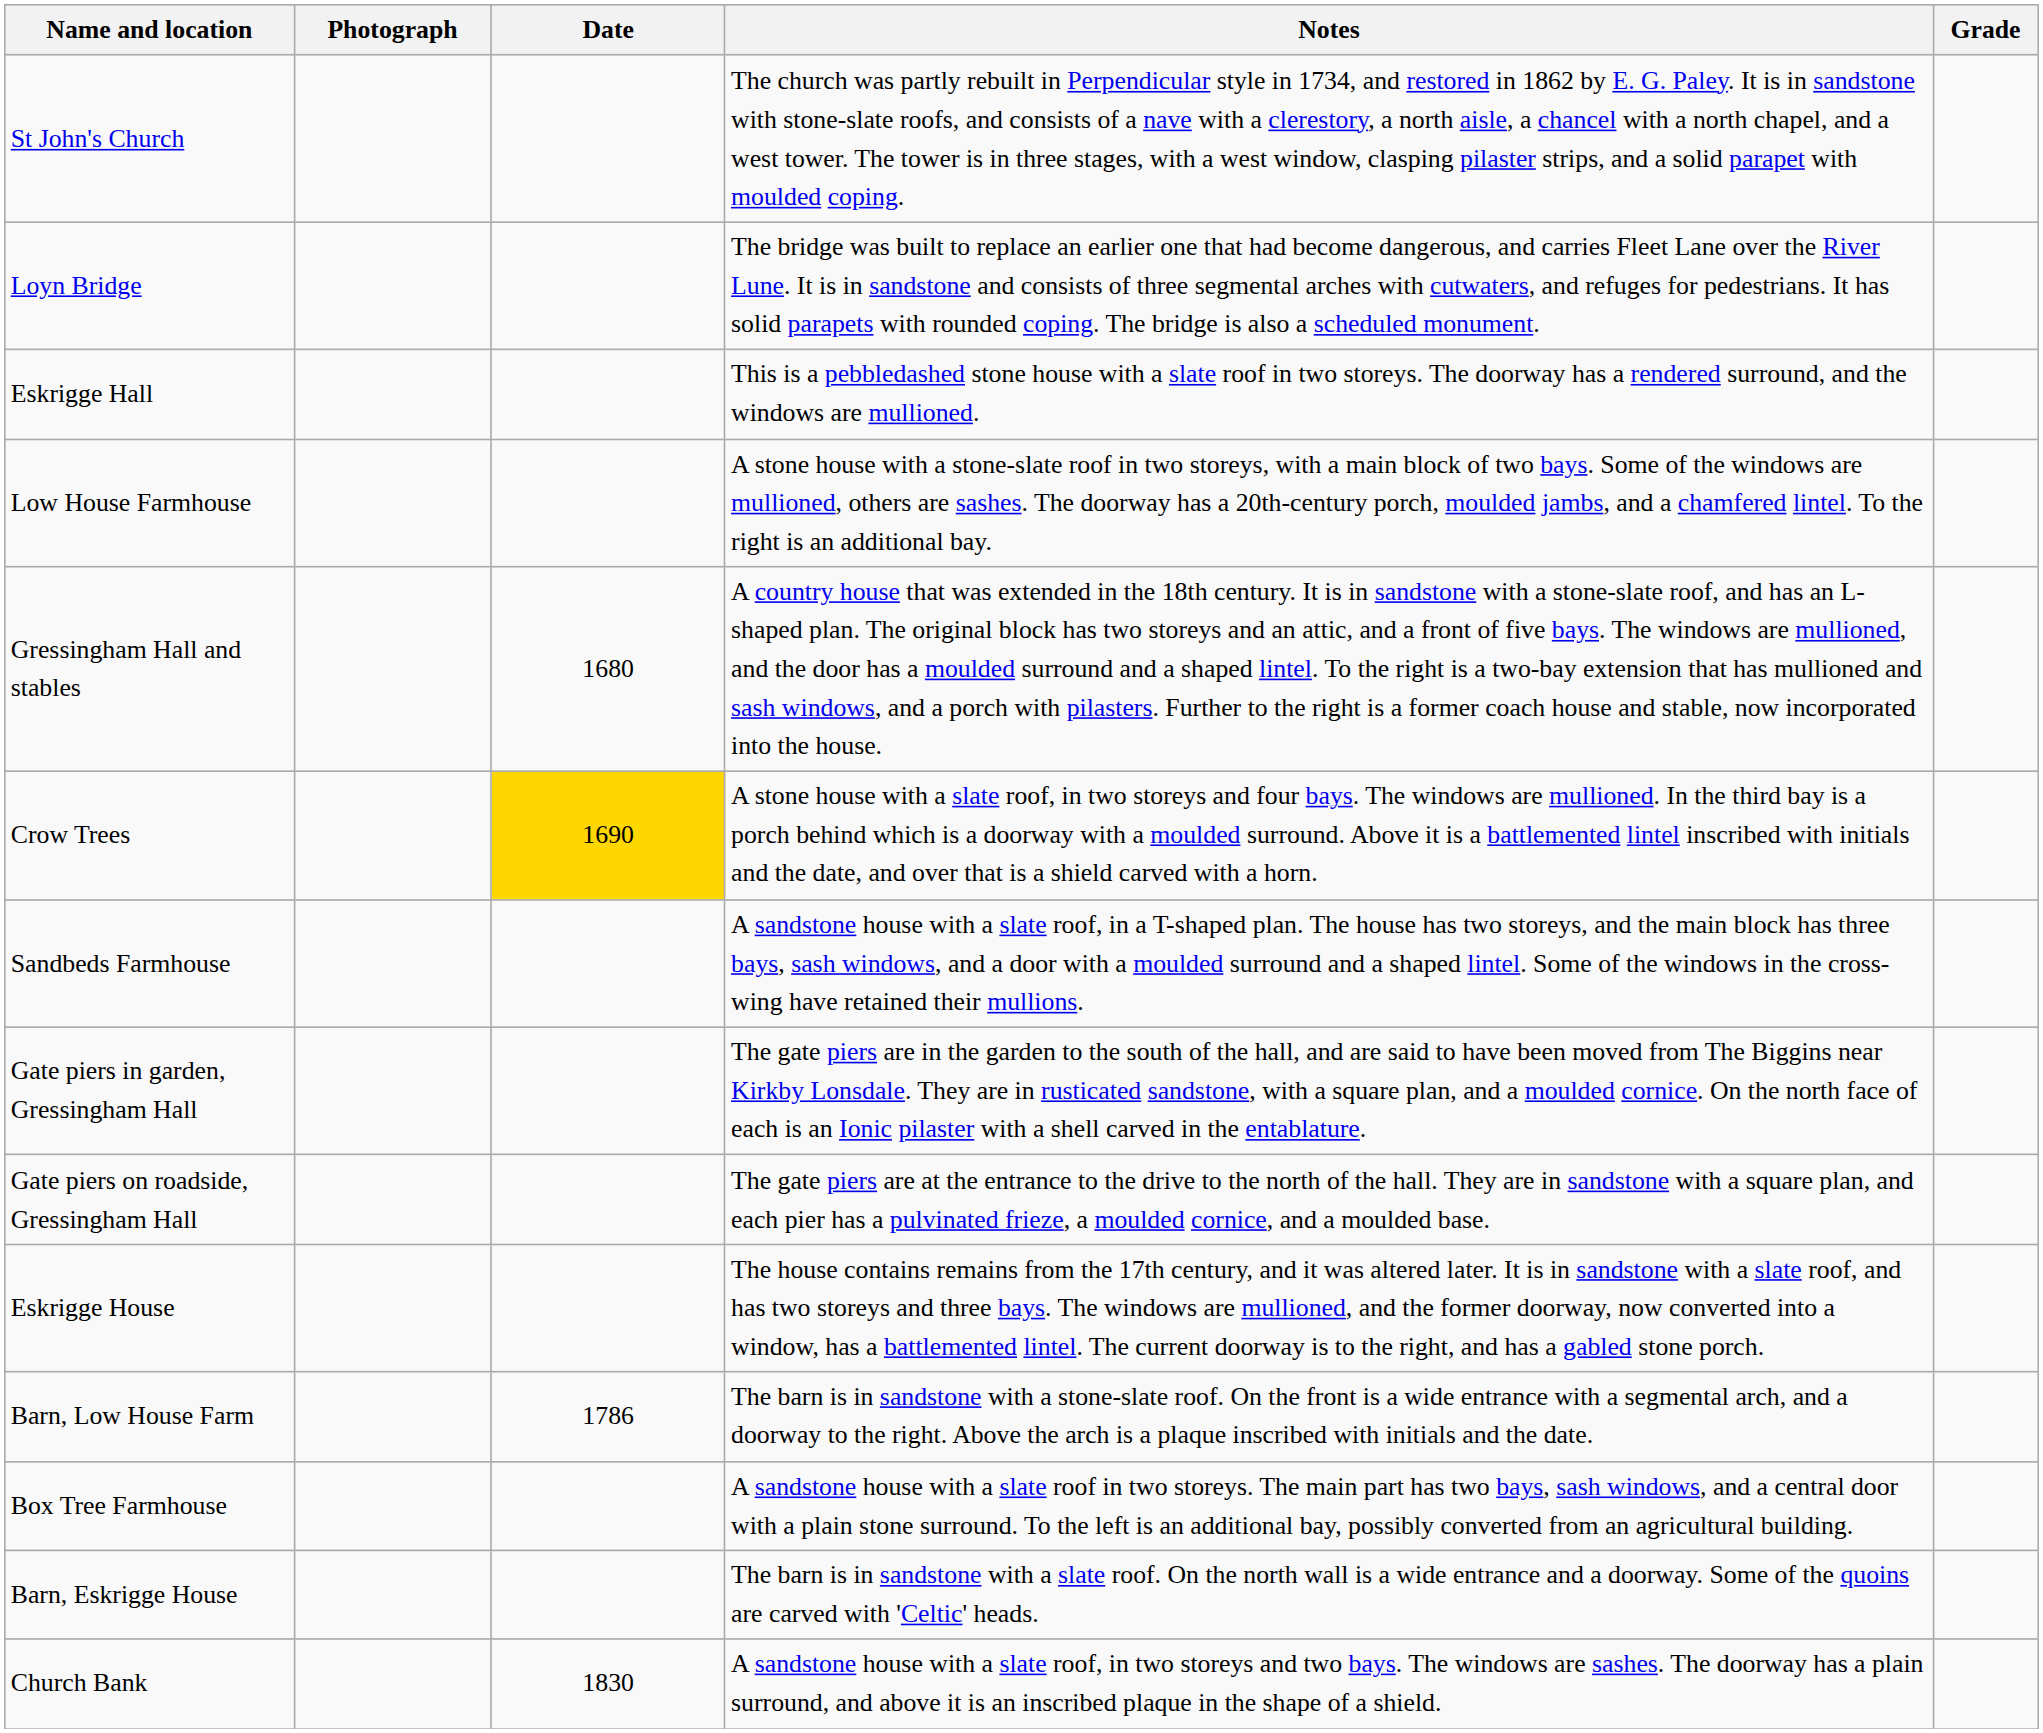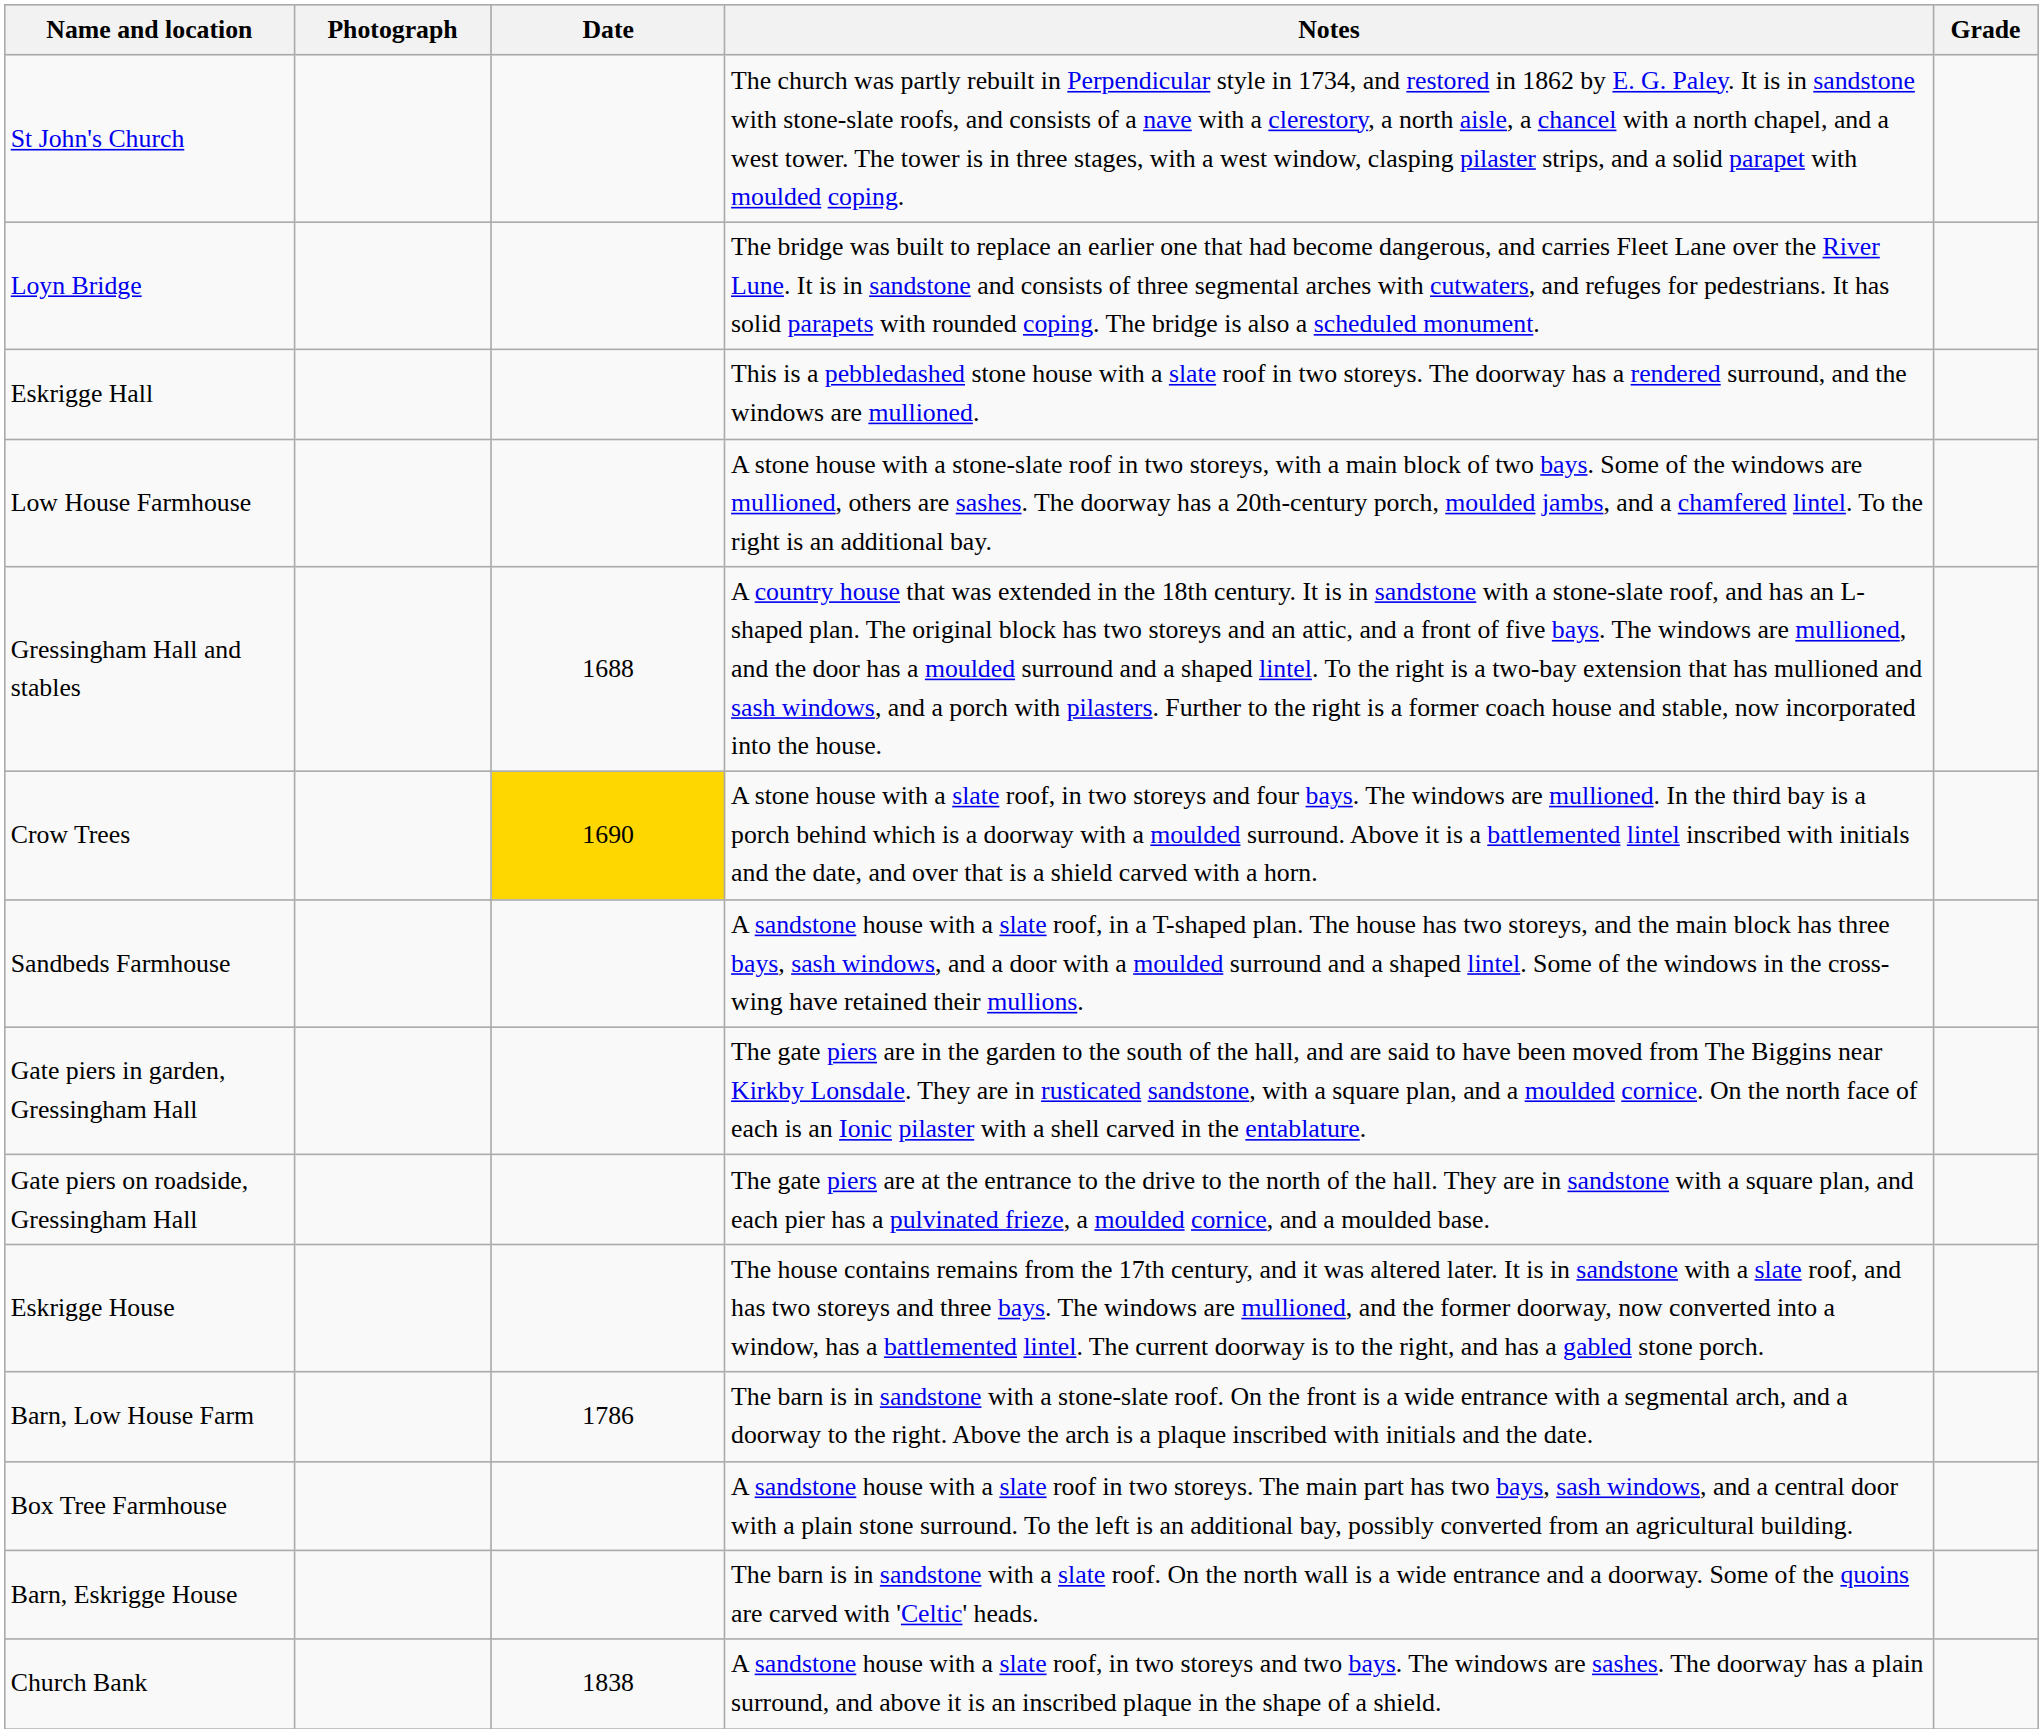(608, 668) 1680 -> (608, 668) 1688
(608, 1683) 1830 -> (608, 1683) 1838
